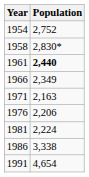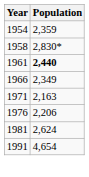(45, 29) 2,752 -> (45, 29) 2,359
(45, 130) 2,224 -> (45, 130) 2,624
- row: (17, 146)
